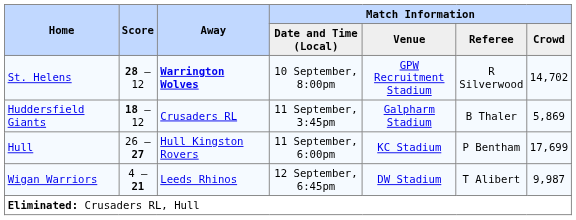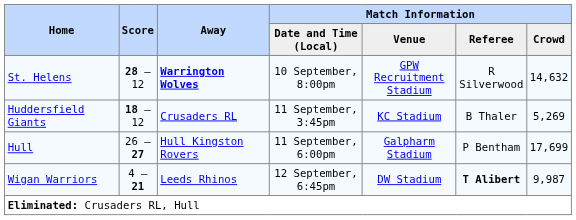(549, 78) 14,702 -> (549, 78) 14,632
(409, 116) Galpharm Stadium -> (409, 116) KC Stadium
(549, 116) 5,869 -> (549, 116) 5,269
(409, 148) KC Stadium -> (409, 148) Galpharm Stadium
(491, 180) normal -> (491, 180) bold
